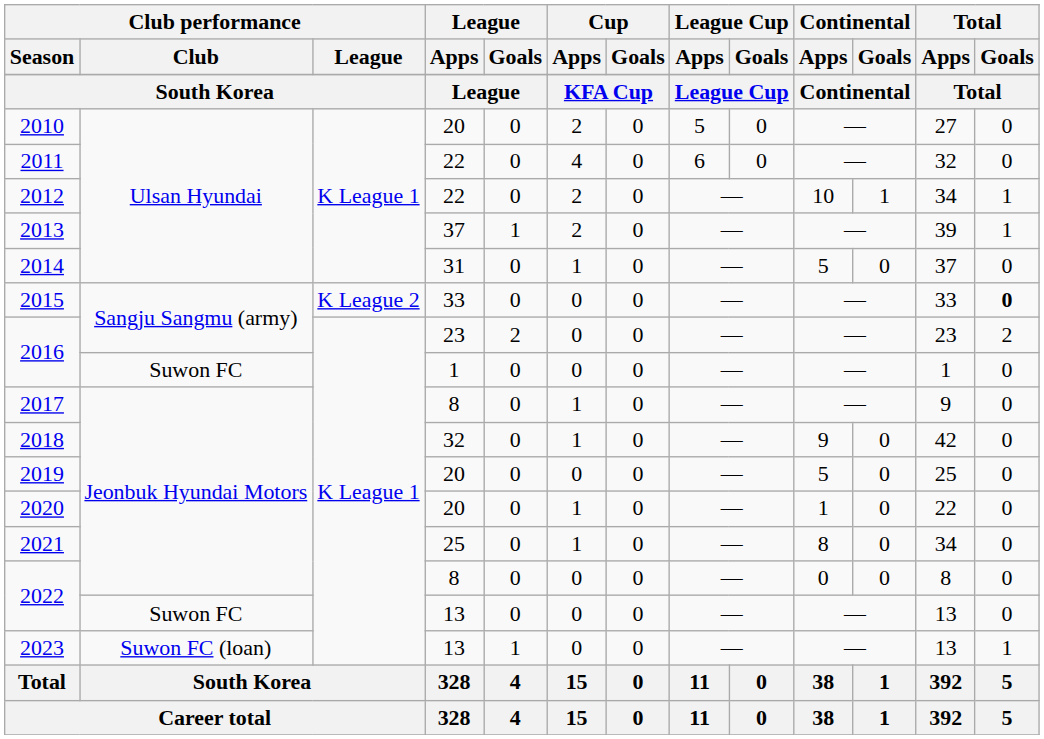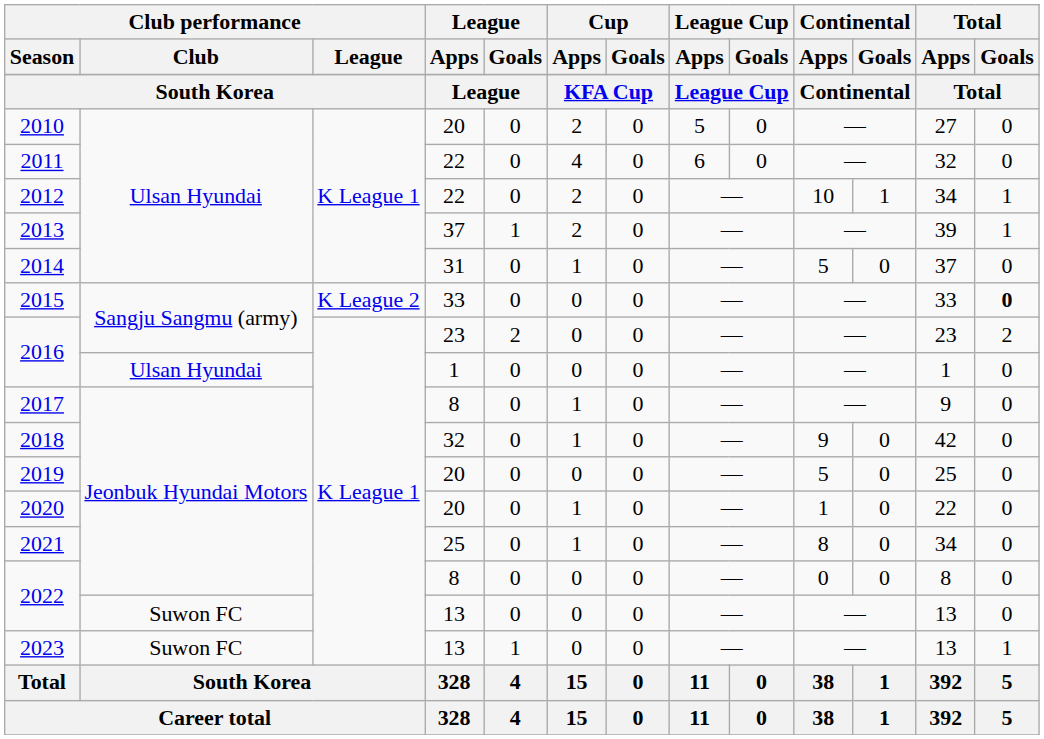(196, 369) Suwon FC -> (196, 369) Ulsan Hyundai
(196, 647) Suwon FC (loan) -> (196, 647) Suwon FC
